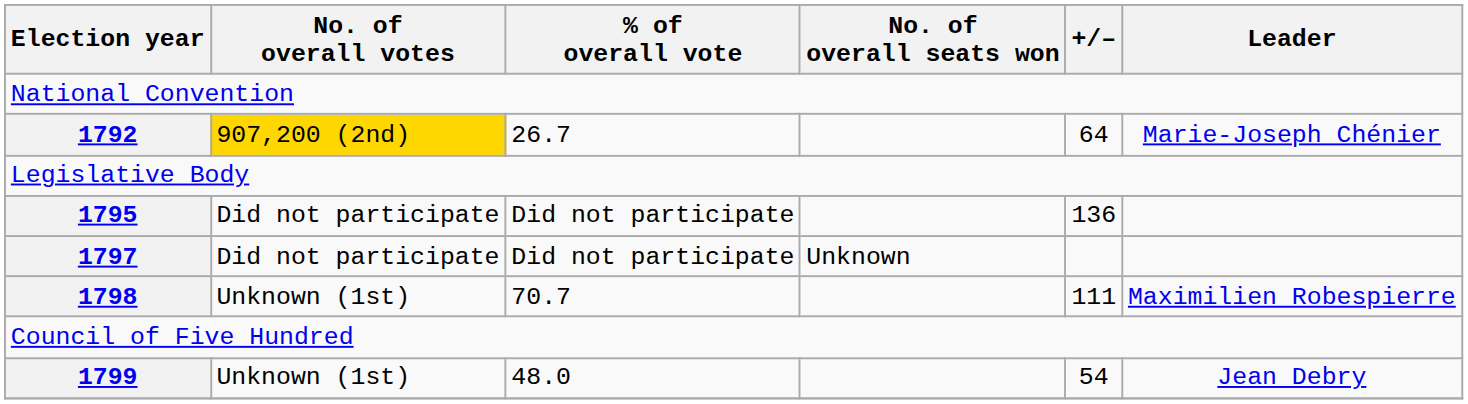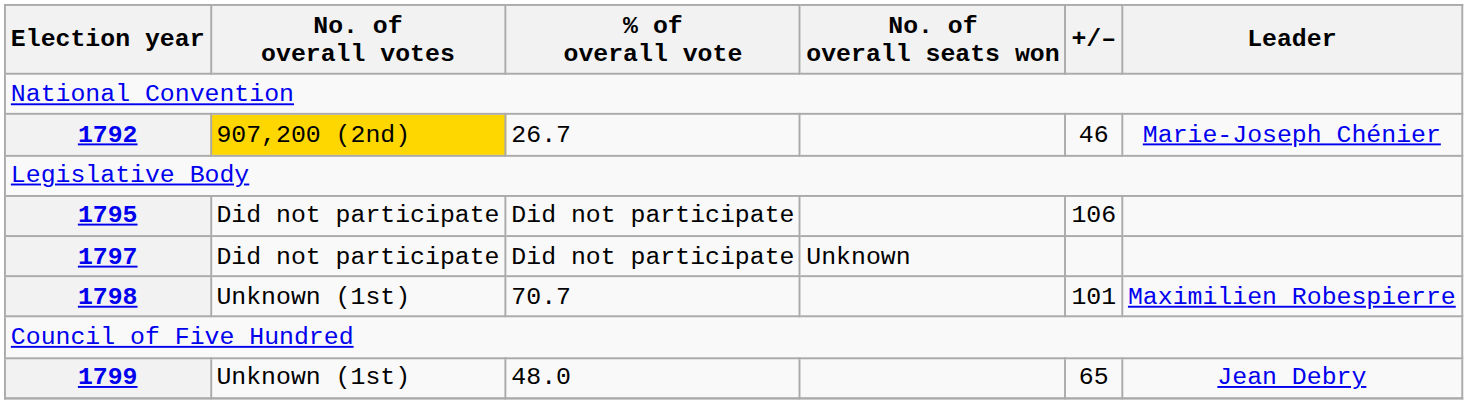(1094, 135) 64 -> (1094, 135) 46
(1094, 216) 136 -> (1094, 216) 106
(1094, 297) 111 -> (1094, 297) 101
(1094, 378) 54 -> (1094, 378) 65
